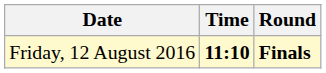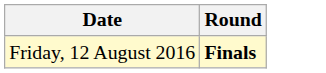- column: (227, 20)
